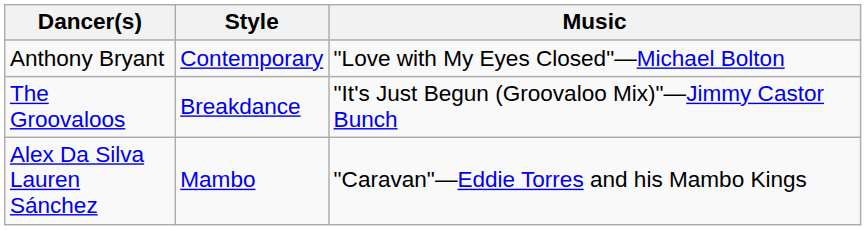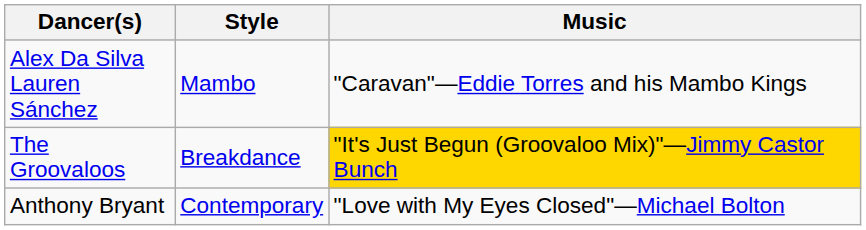rows swapped: (77, 180) <-> (87, 58)
(579, 106) no background -> (579, 157) gold background
